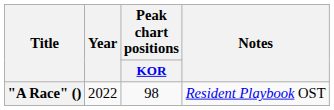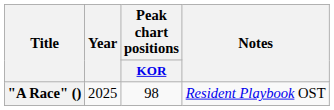(103, 93) 2022 -> (103, 93) 2025
